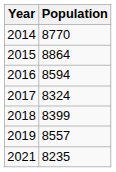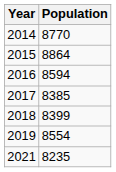(56, 95) 8324 -> (56, 95) 8385
(56, 136) 8557 -> (56, 136) 8554
